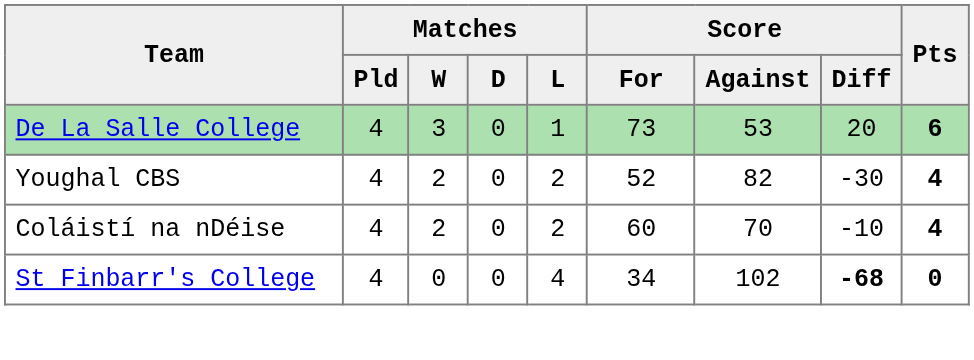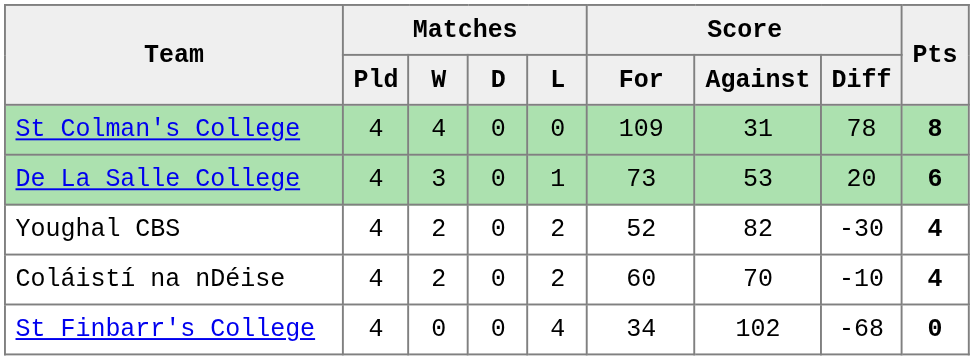+ row: (158, 130)
(862, 280) bold -> (862, 329) normal
